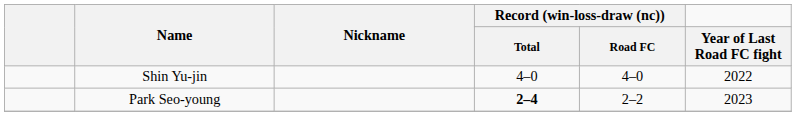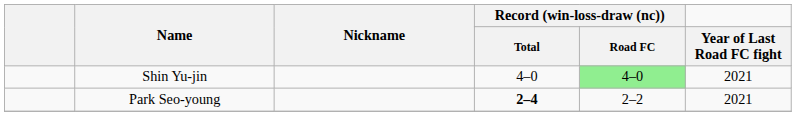(632, 76) no background -> (632, 76) lightgreen background
(738, 76) 2022 -> (738, 76) 2021
(738, 99) 2023 -> (738, 99) 2021
